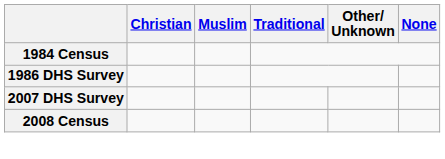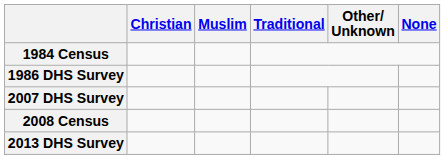+ row: (66, 143)
